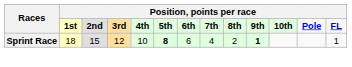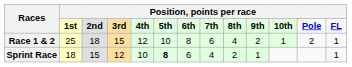+ row: (32, 40)
(258, 40) bold -> (258, 54) normal
